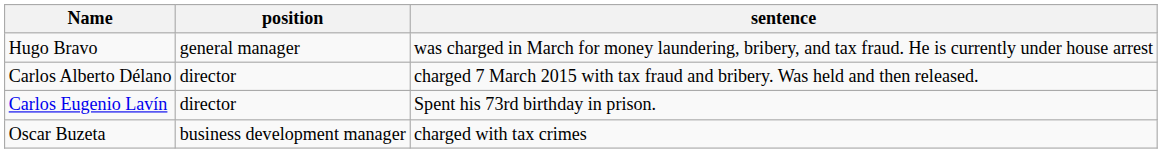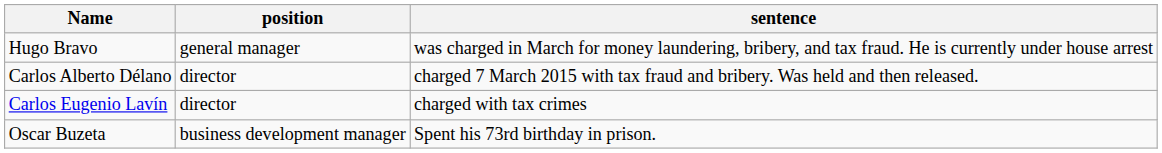(535, 104) Spent his 73rd birthday in prison. -> (500, 104) charged with tax crimes
(500, 133) charged with tax crimes -> (535, 133) Spent his 73rd birthday in prison.
